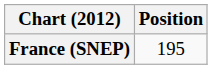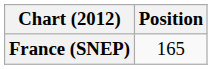(171, 49) 195 -> (171, 49) 165
